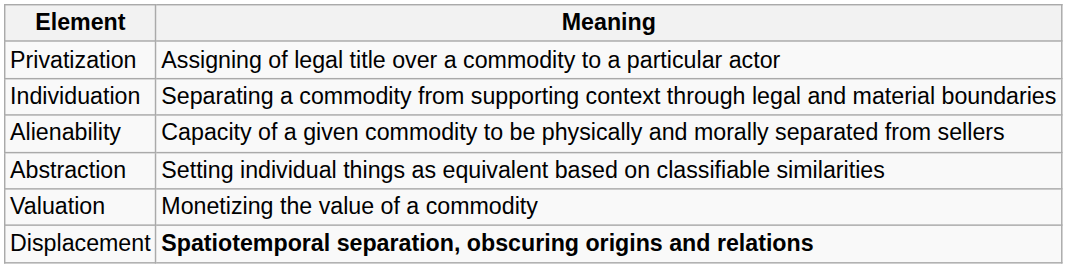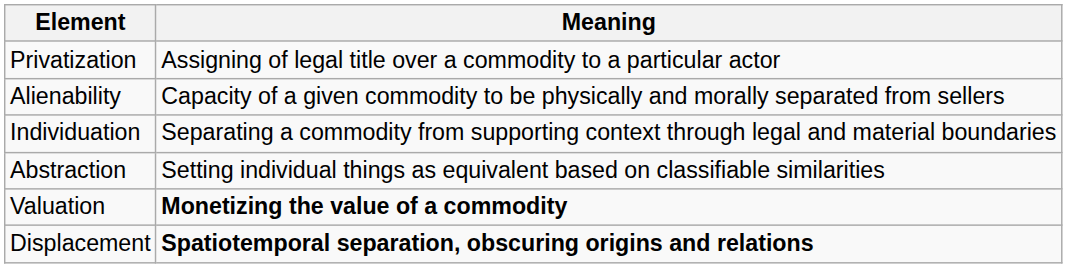rows swapped: (66, 133) <-> (75, 96)
(350, 206) normal -> (364, 206) bold
